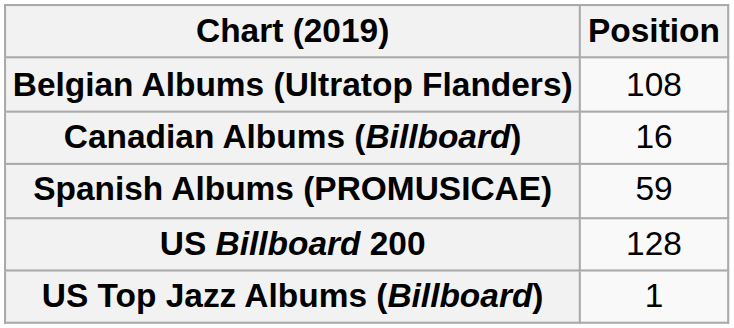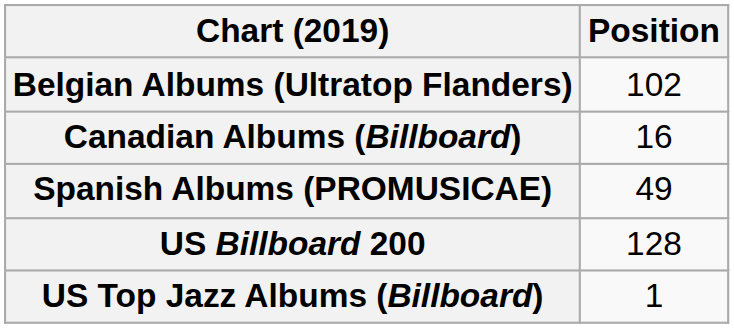(654, 84) 108 -> (654, 84) 102
(654, 190) 59 -> (654, 190) 49
